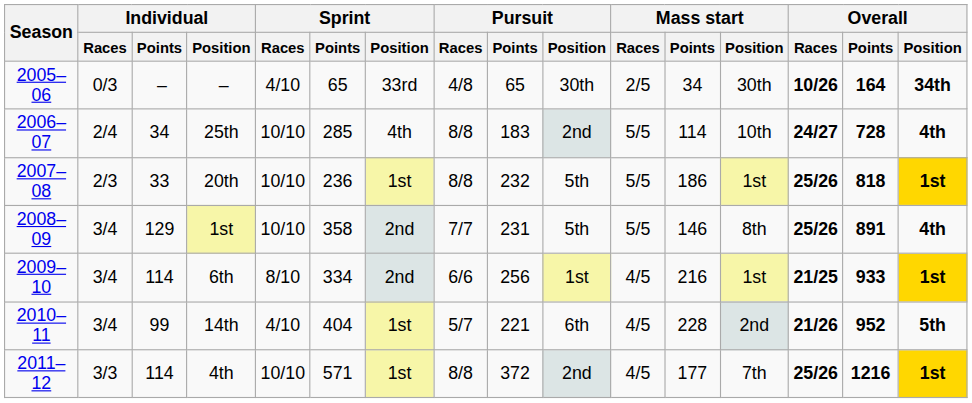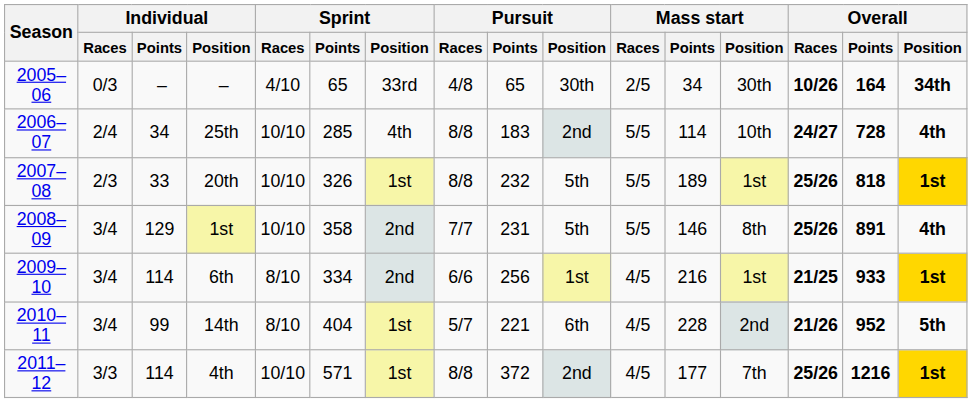(338, 181) 236 -> (338, 181) 326
(692, 181) 186 -> (692, 181) 189
(283, 325) 4/10 -> (283, 325) 8/10
